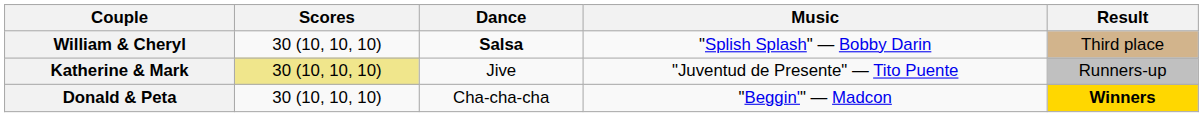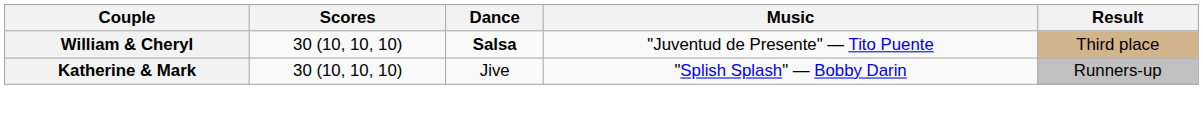(815, 44) "Splish Splash" — Bobby Darin -> (791, 44) "Juventud de Presente" — Tito Puente
(327, 71) khaki background -> (348, 71) no background
(815, 71) "Juventud de Presente" — Tito Puente -> (791, 71) "Splish Splash" — Bobby Darin
- row: (120, 97)
